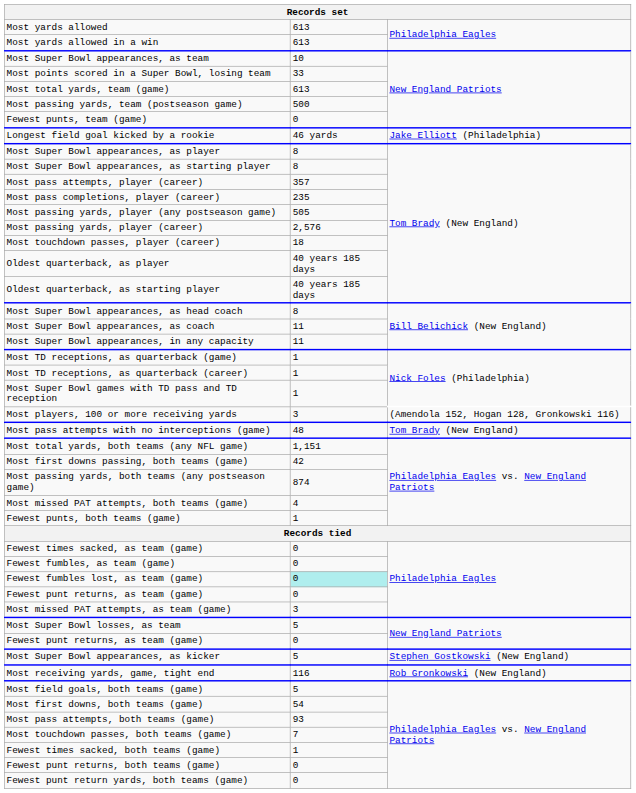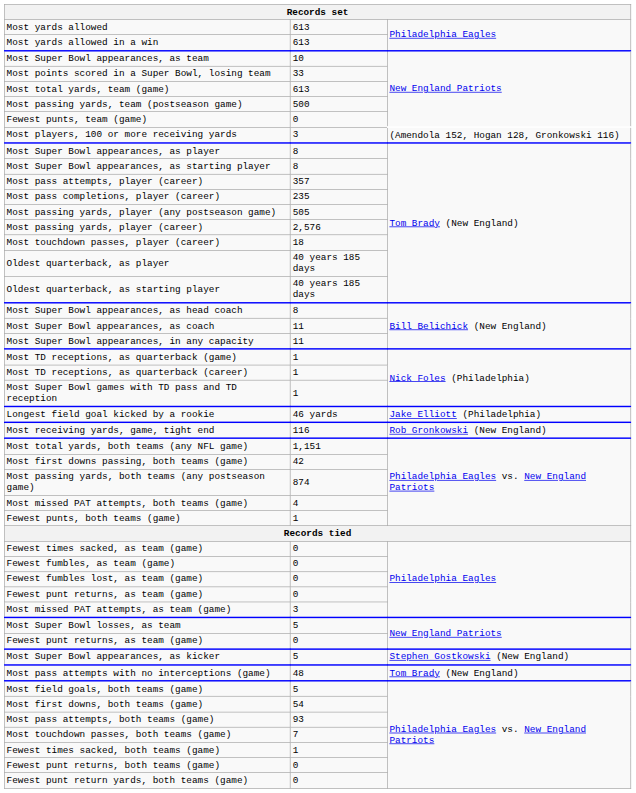rows swapped: (122, 414) <-> (111, 135)
rows swapped: (111, 673) <-> (139, 430)
(295, 579) paleturquoise background -> (295, 579) no background
